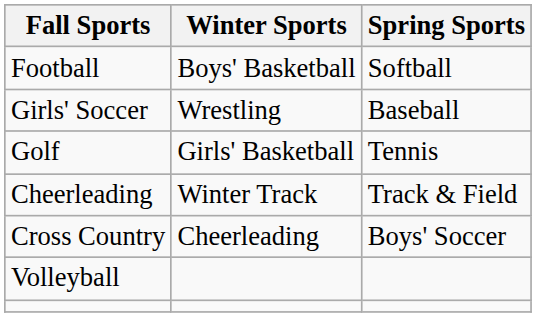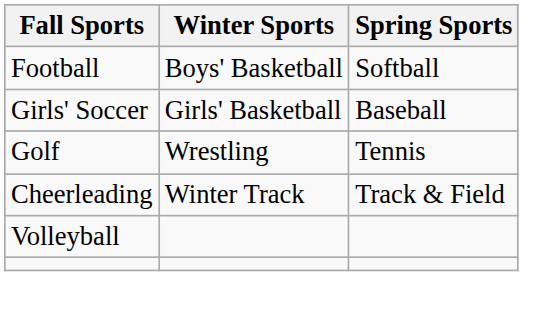(229, 109) Wrestling -> (253, 109) Girls' Basketball
(266, 151) Girls' Basketball -> (217, 151) Wrestling
- row: (88, 236)
